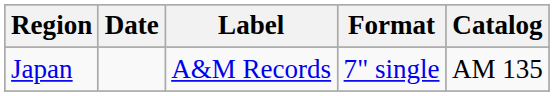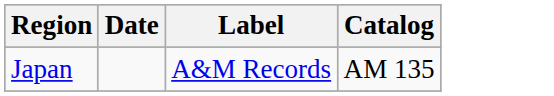- column: (392, 25)
